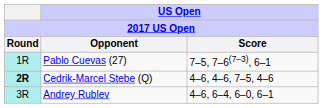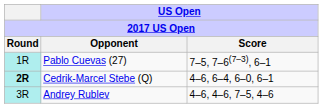(232, 79) 4–6, 4–6, 7–5, 4–6 -> (232, 79) 4–6, 6–4, 6–0, 6–1
(232, 95) 4–6, 6–4, 6–0, 6–1 -> (232, 95) 4–6, 4–6, 7–5, 4–6
